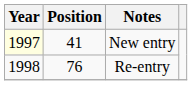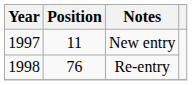(24, 42) lightyellow background -> (24, 42) no background
(74, 42) 41 -> (74, 42) 11
